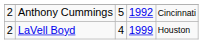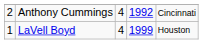(121, 13) 5 -> (121, 13) 4
(10, 30) 2 -> (10, 30) 1
